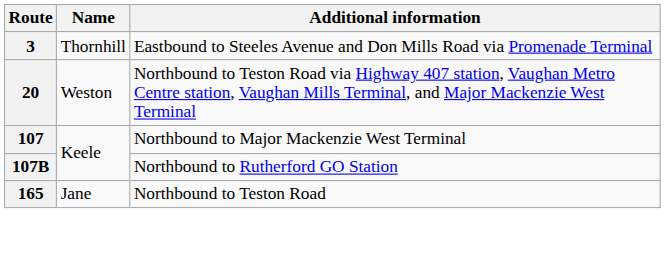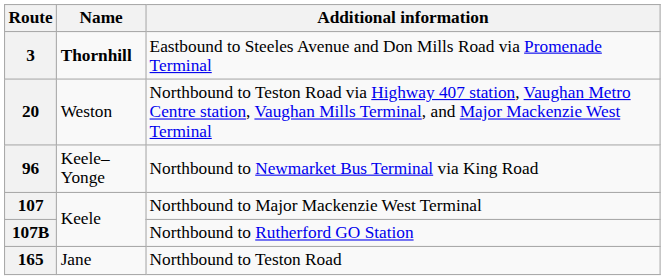(93, 45) normal -> (96, 55) bold
+ row: (31, 168)
